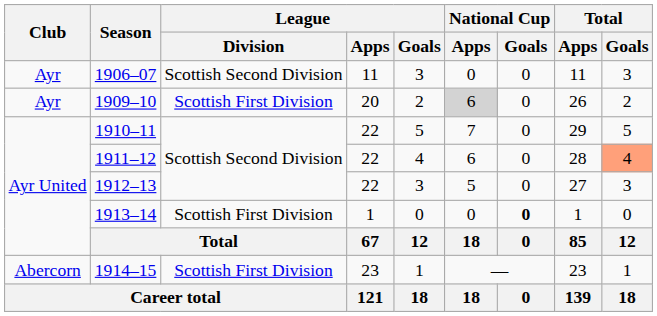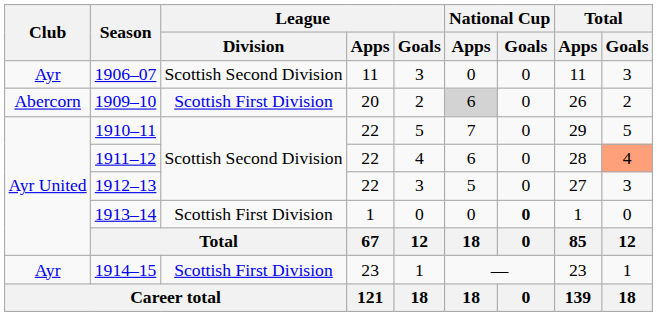(48, 102) Ayr -> (48, 102) Abercorn
(48, 269) Abercorn -> (48, 269) Ayr
